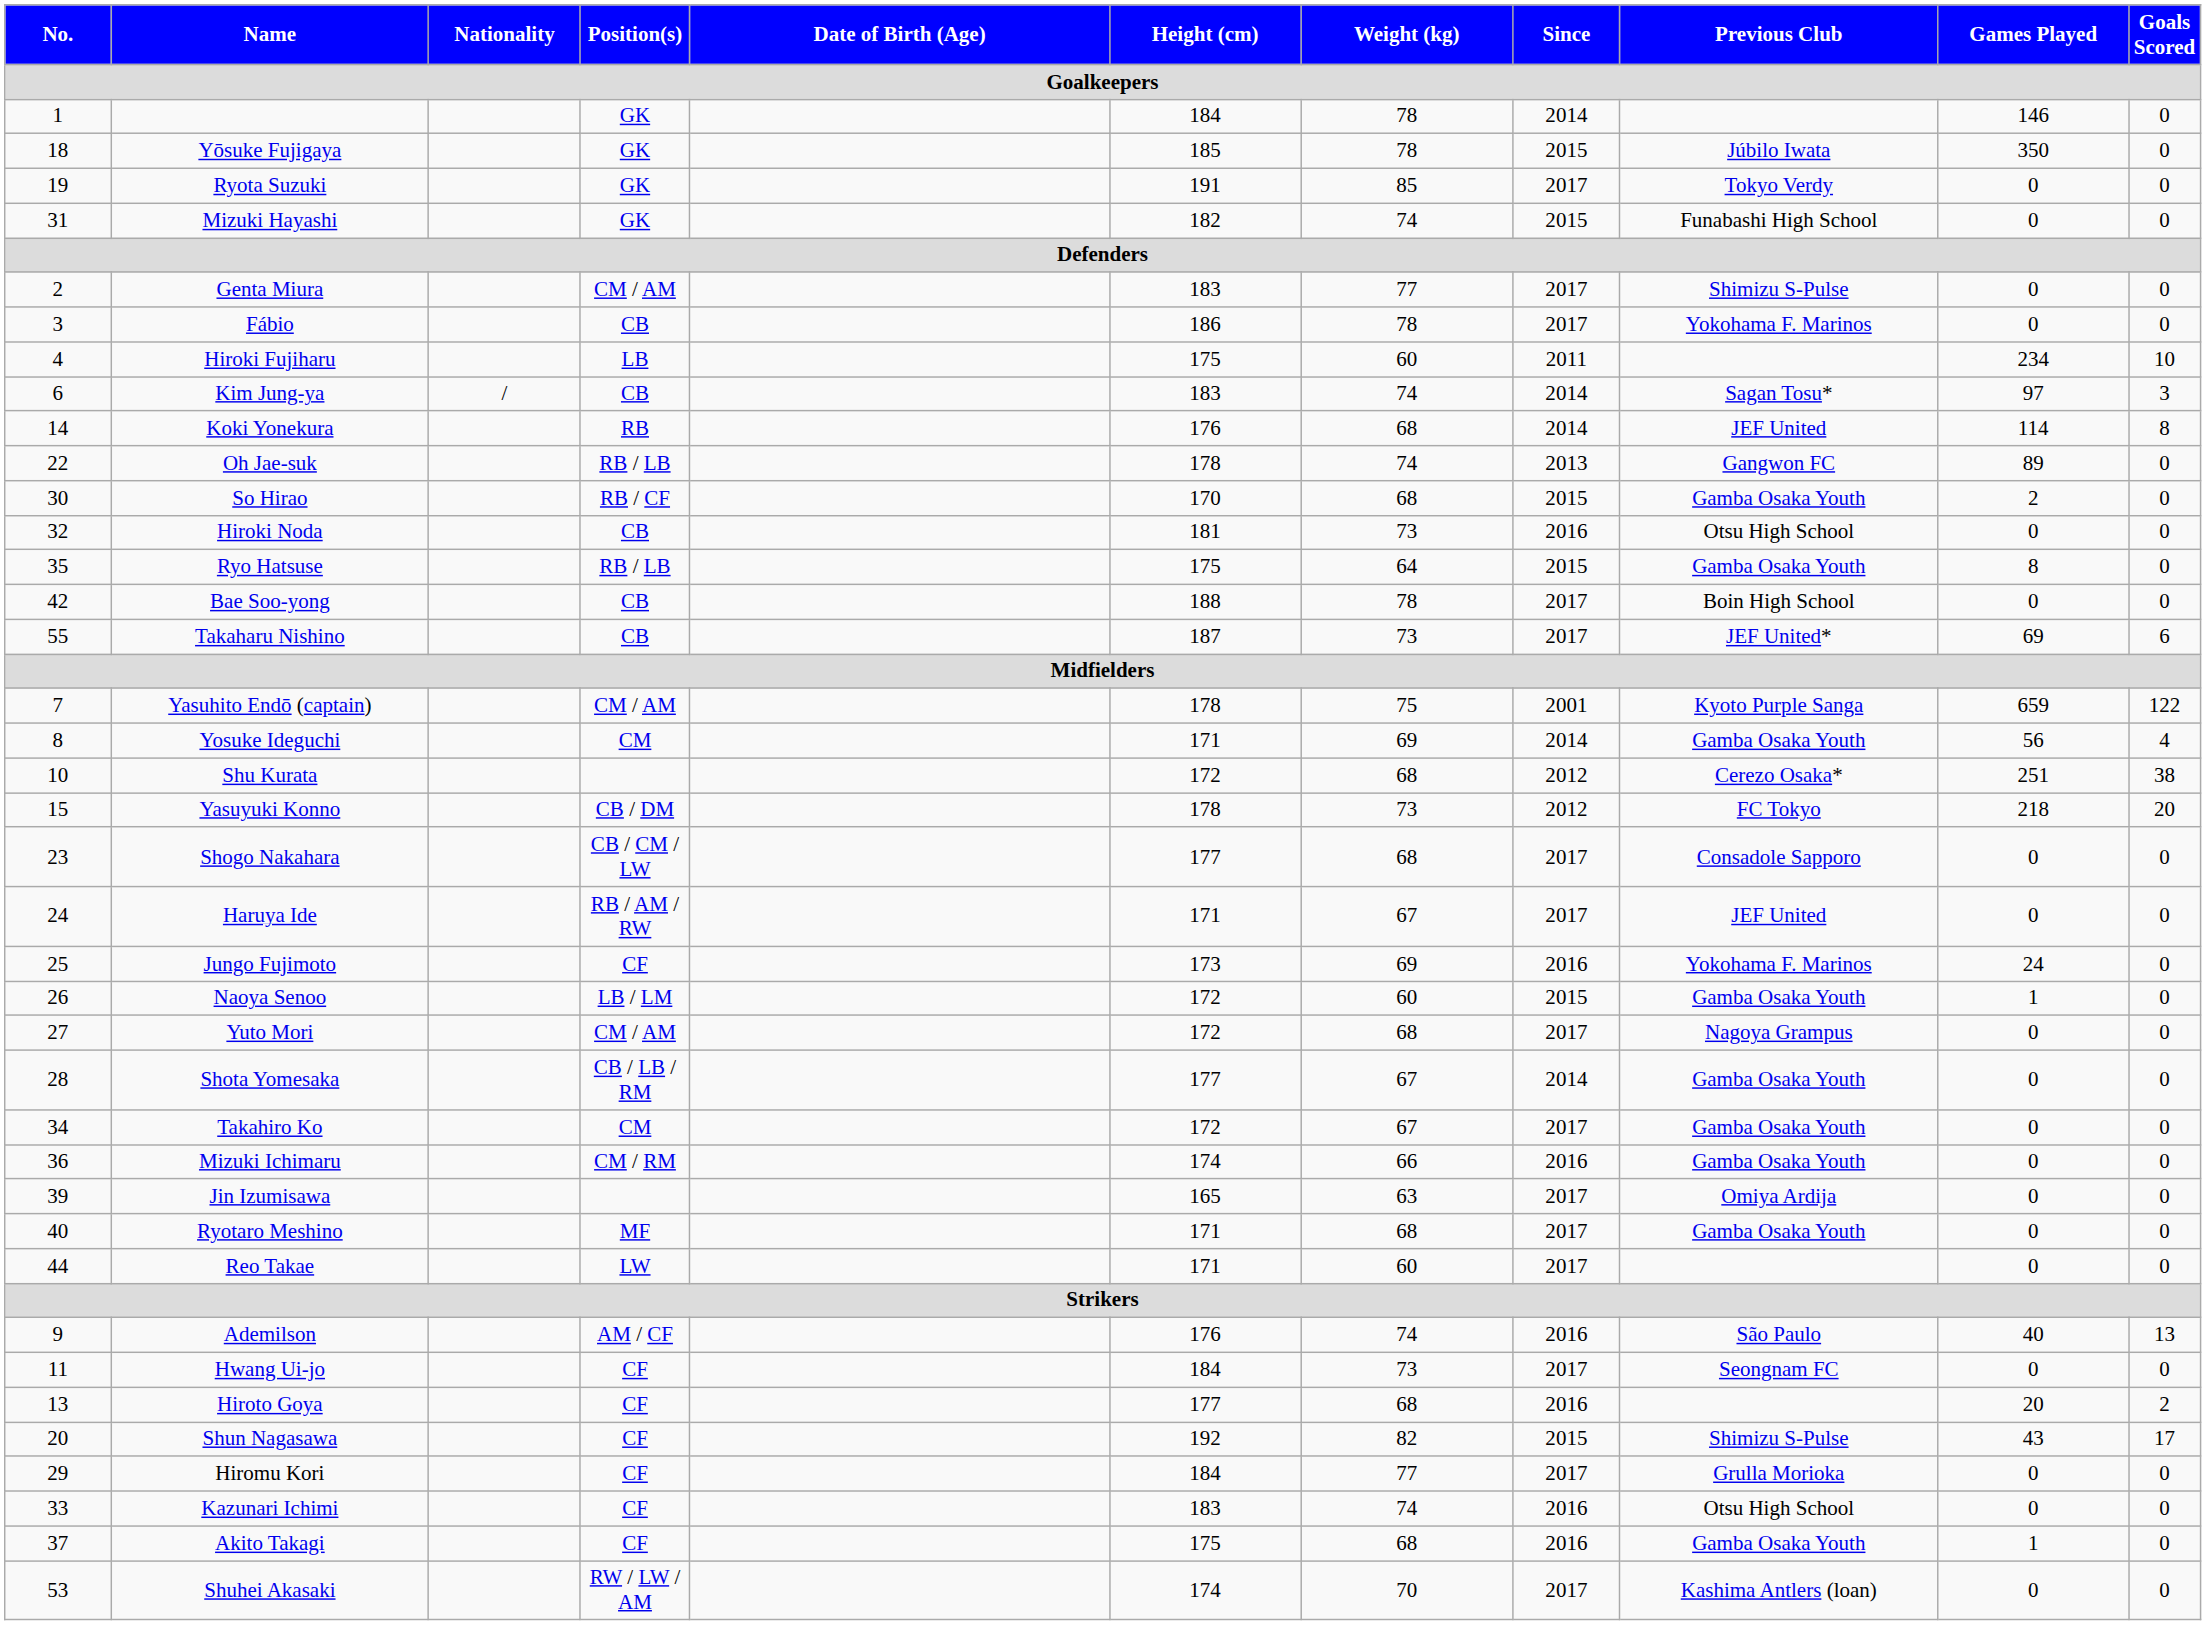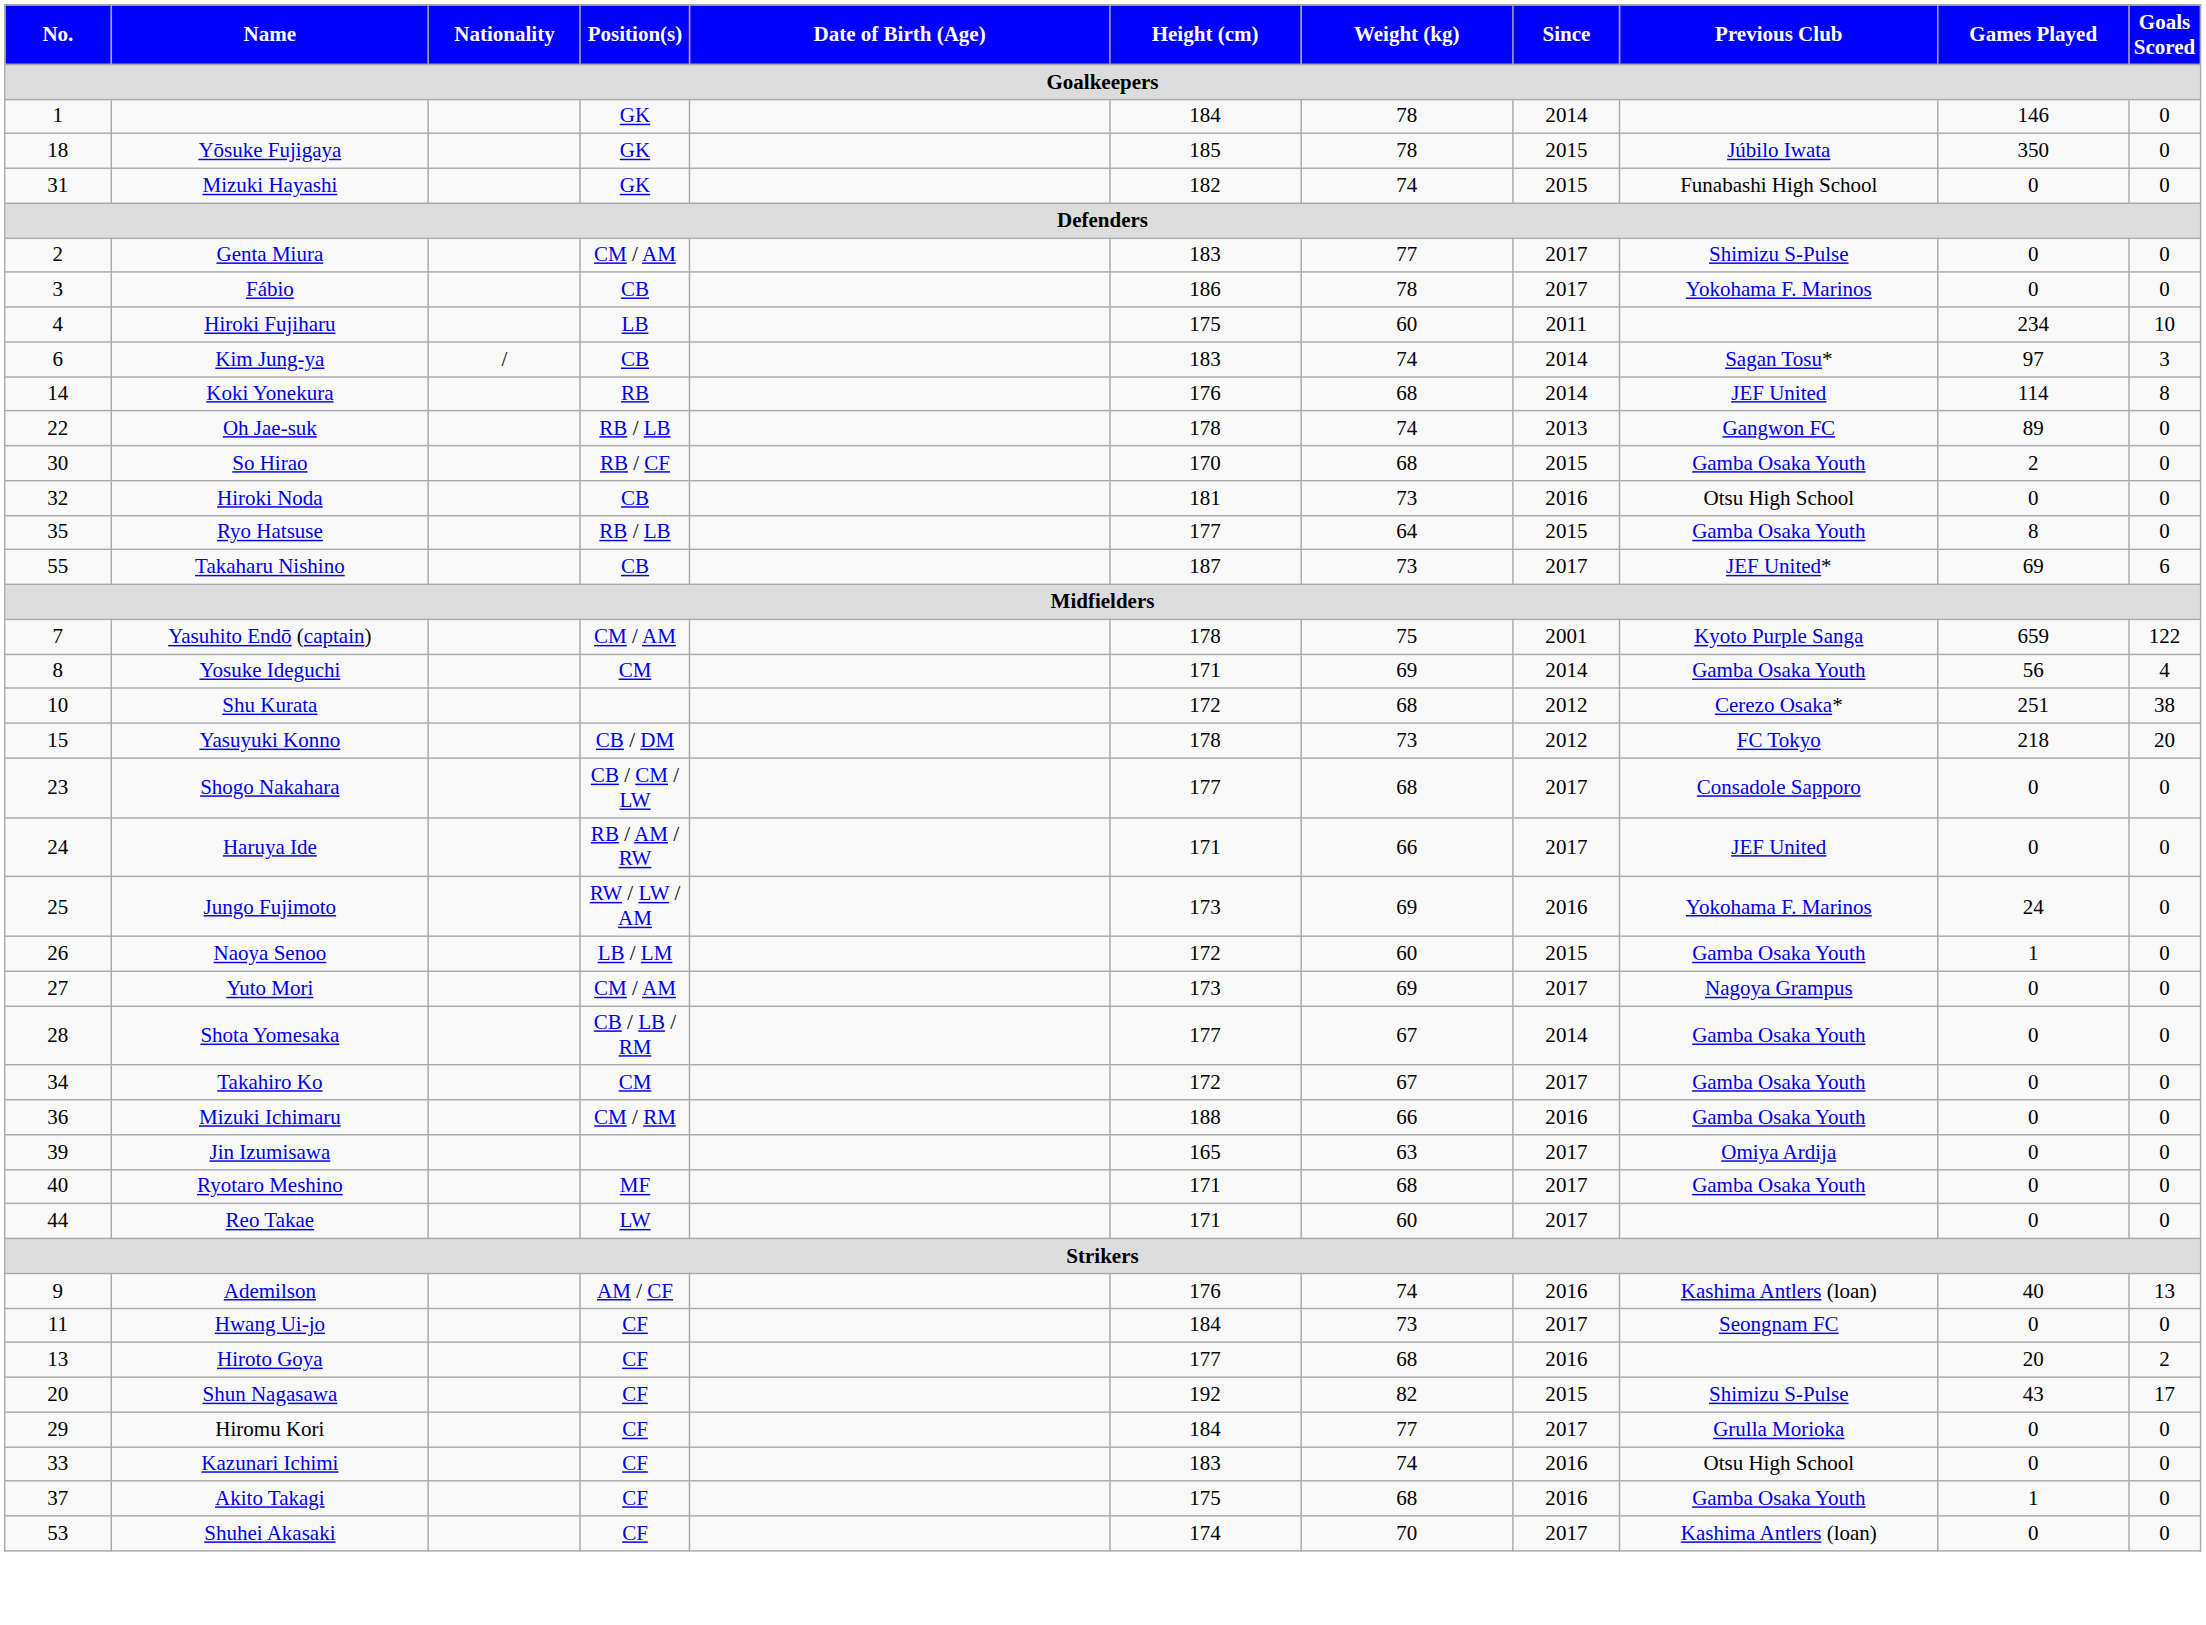- row: (270, 185)
(1205, 567) 175 -> (1205, 532) 177
- row: (270, 601)
(1407, 916) 67 -> (1407, 847) 66
(635, 963) CF -> (635, 906) RW / LW / AM
(1205, 1032) 172 -> (1205, 988) 173
(1407, 1032) 68 -> (1407, 988) 69
(1205, 1161) 174 -> (1205, 1117) 188
(1779, 1335) São Paulo -> (1779, 1290) Kashima Antlers (loan)
(635, 1590) RW / LW / AM -> (635, 1533) CF
